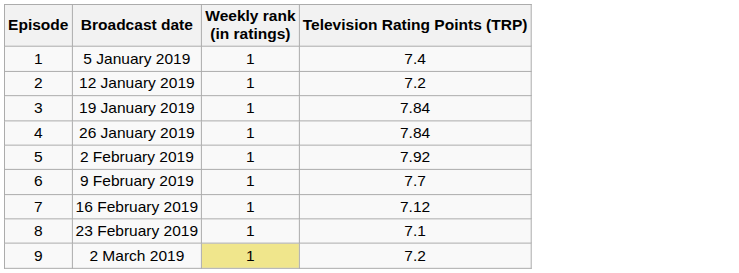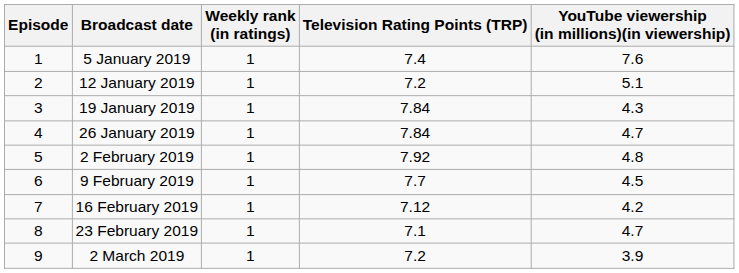+ column: (633, 25)
(250, 255) khaki background -> (250, 255) no background
